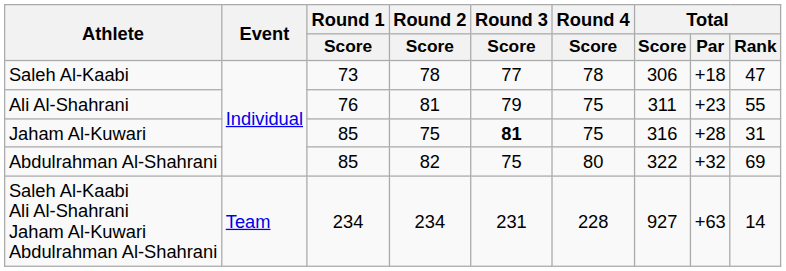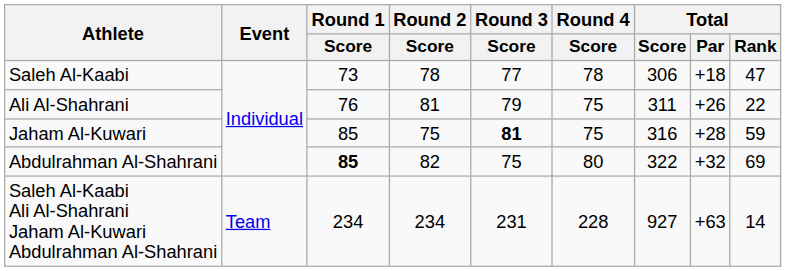(710, 105) +23 -> (710, 105) +26
(755, 105) 55 -> (755, 105) 22
(755, 133) 31 -> (755, 133) 59
(348, 162) normal -> (348, 162) bold
